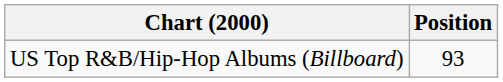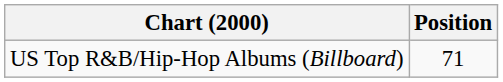(453, 58) 93 -> (453, 58) 71
